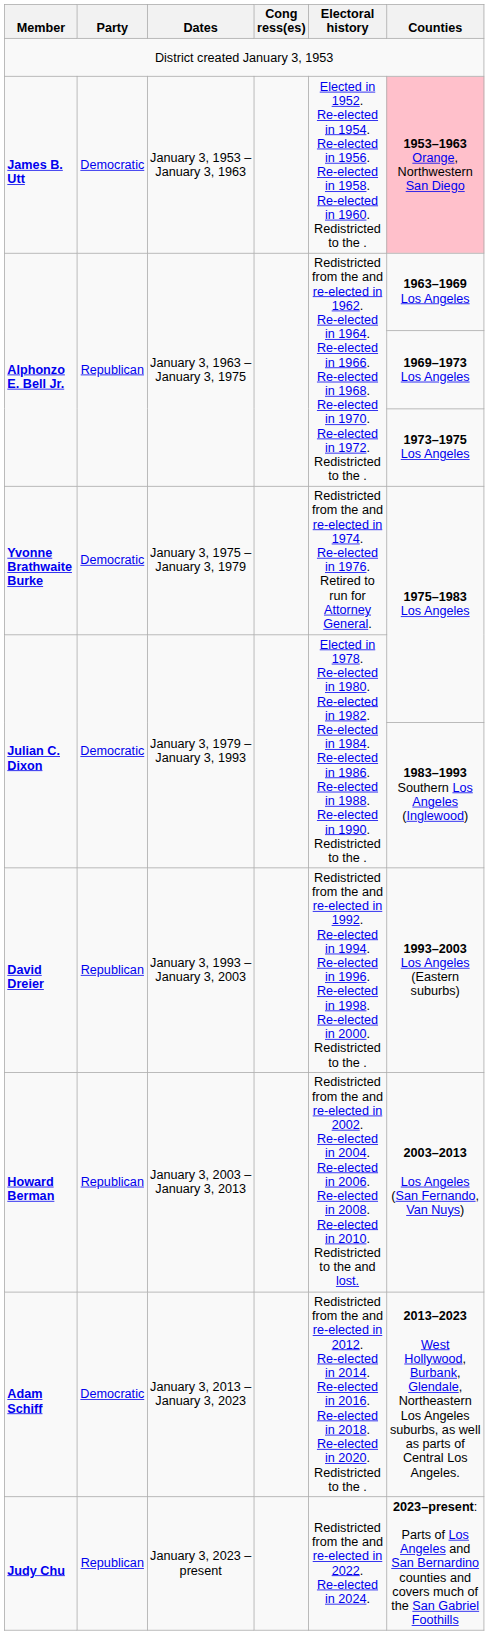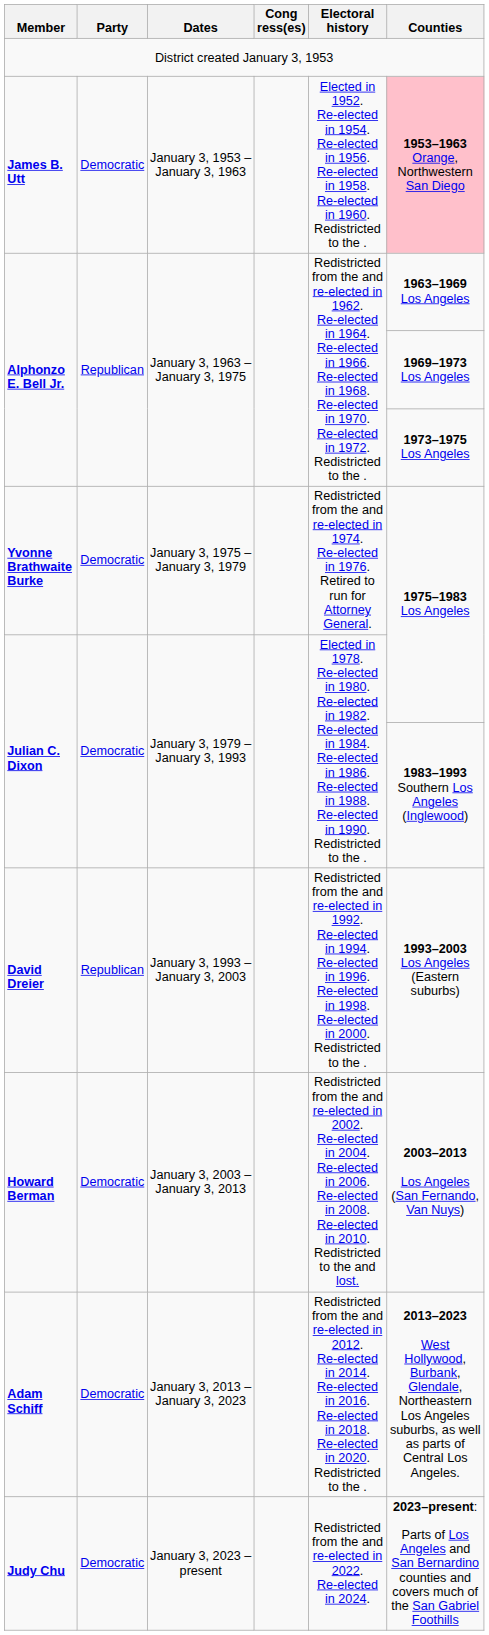(112, 1182) Republican -> (112, 1182) Democratic
(112, 1563) Republican -> (112, 1563) Democratic
